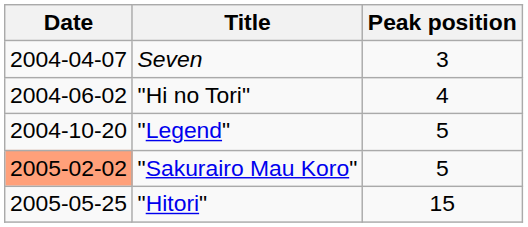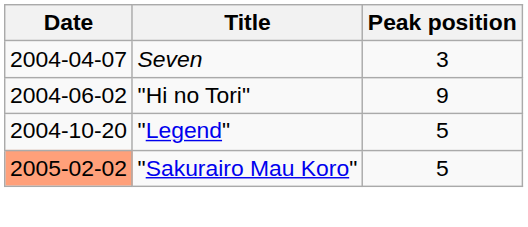(442, 95) 4 -> (442, 95) 9
- row: (172, 204)
